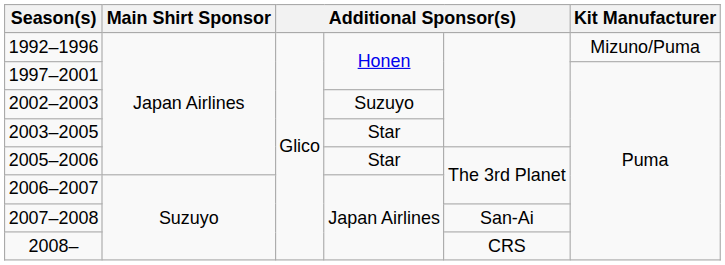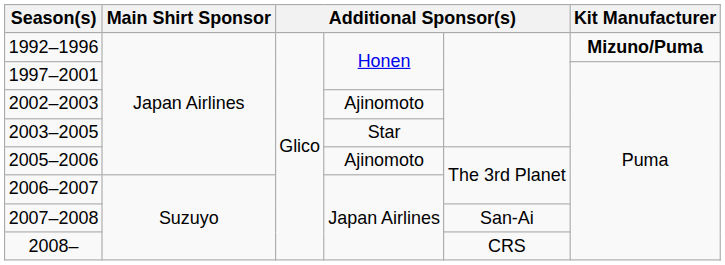(645, 47) normal -> (645, 47) bold
(384, 103) Suzuyo -> (384, 103) Ajinomoto
(384, 160) Star -> (384, 160) Ajinomoto
